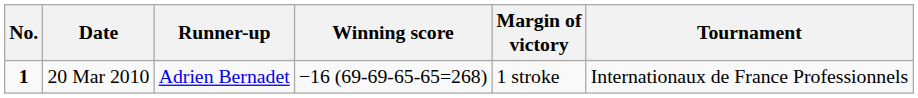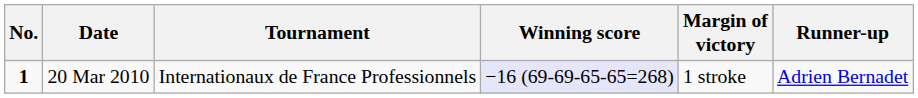columns swapped: (749, 32) <-> (224, 32)
(393, 76) no background -> (580, 76) lavender background
